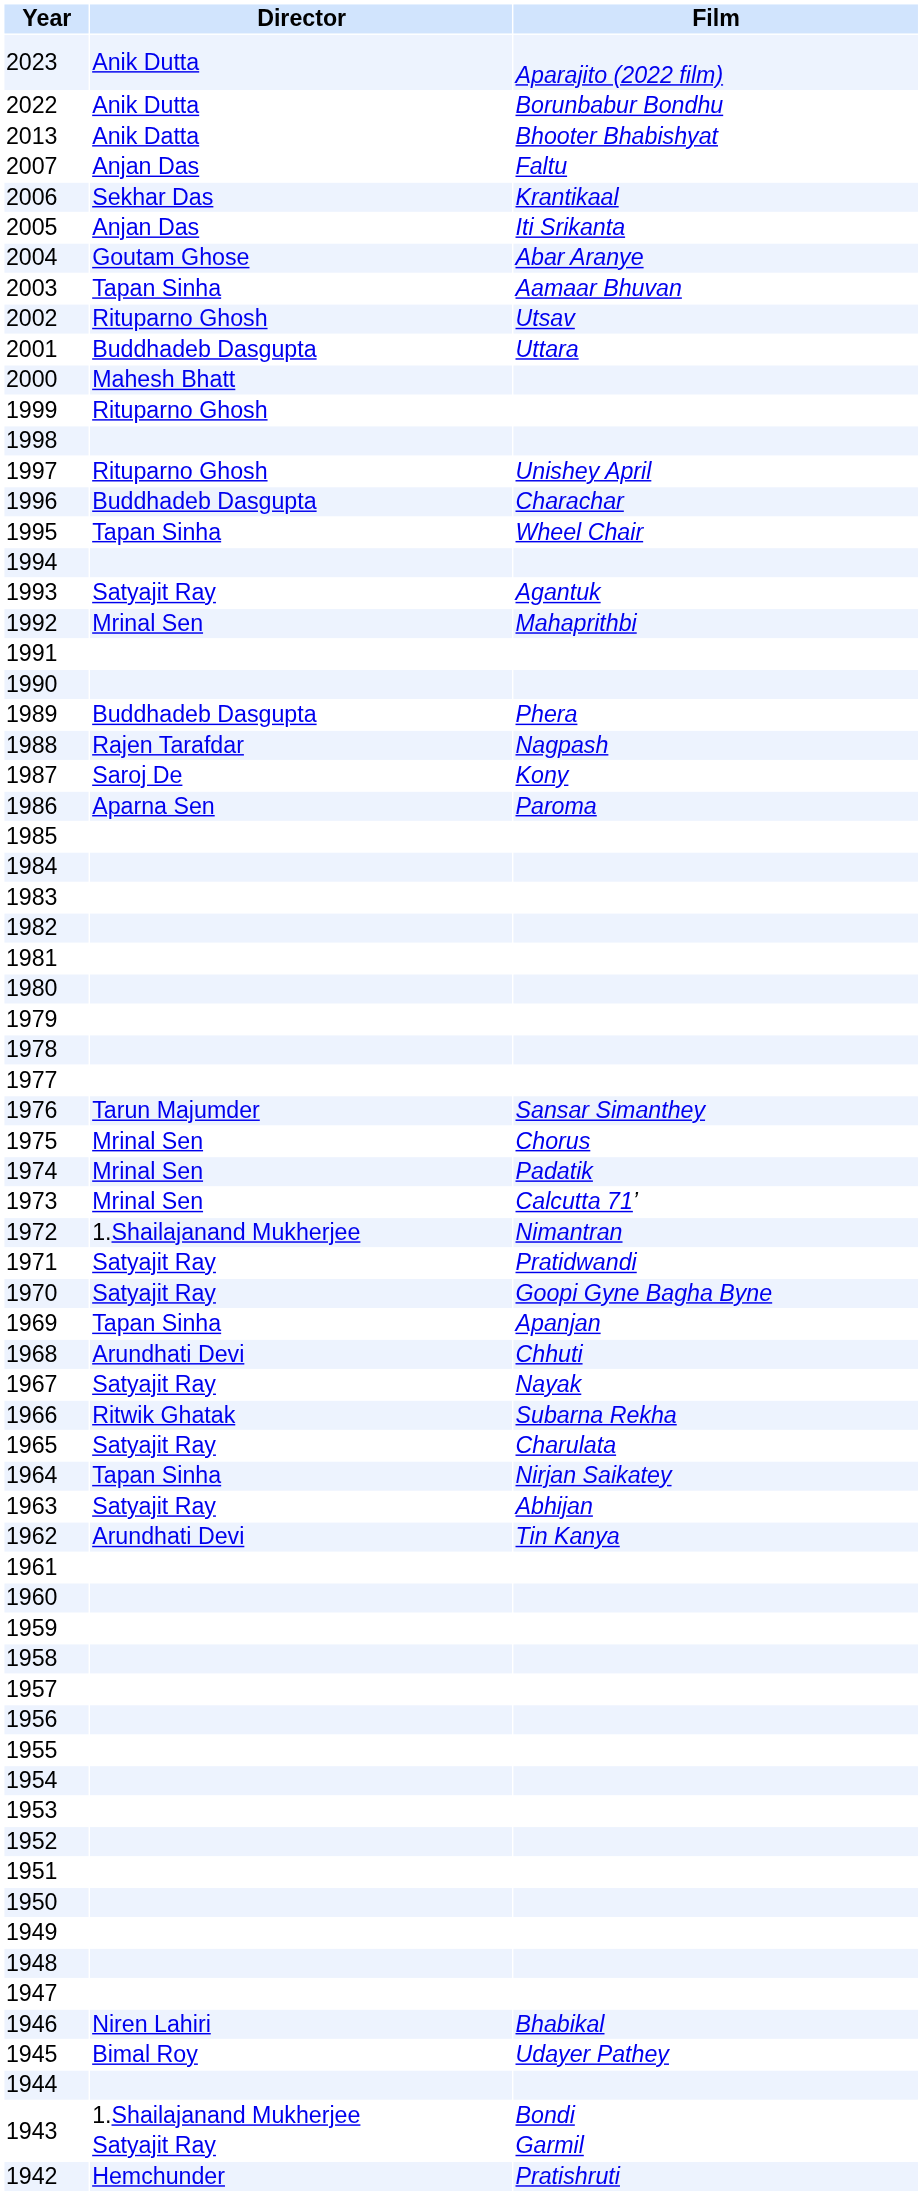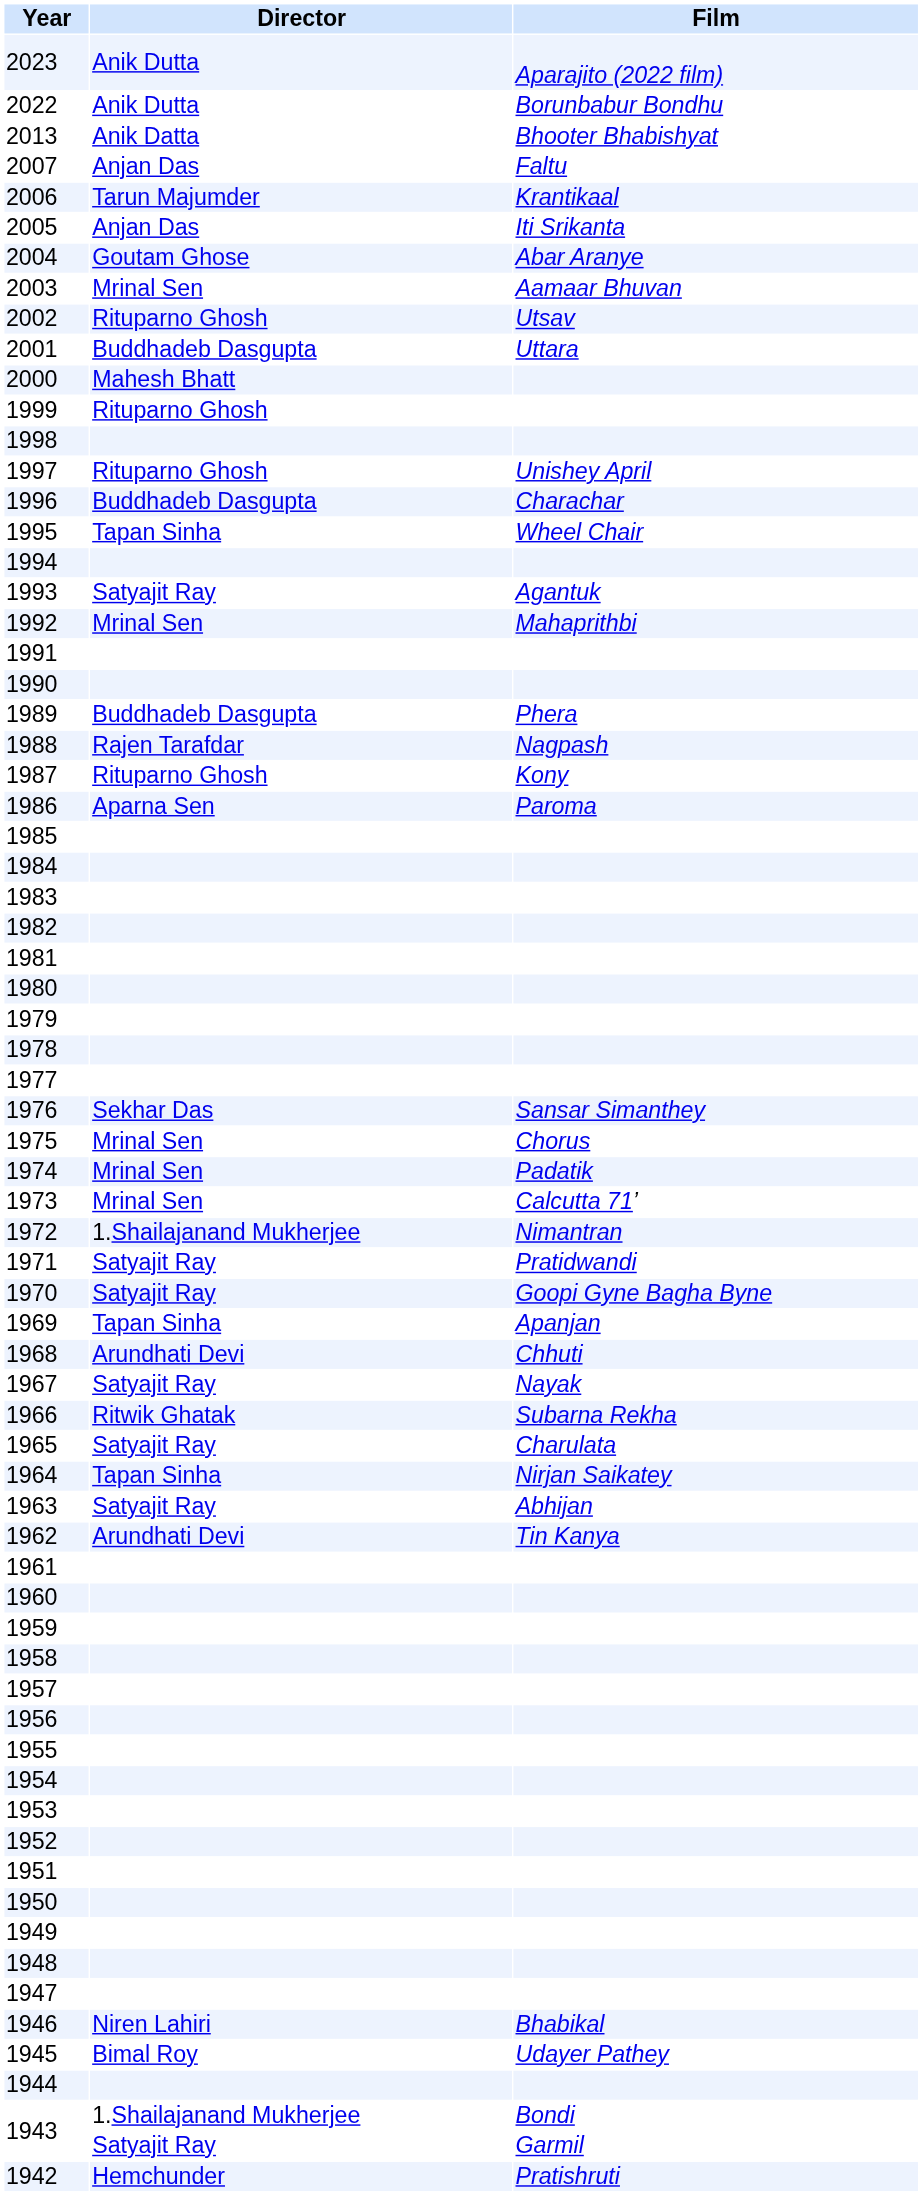(153, 197) Sekhar Das -> (176, 197) Tarun Majumder
(157, 288) Tapan Sinha -> (148, 288) Mrinal Sen
(137, 775) Saroj De -> (180, 775) Rituparno Ghosh
(176, 1110) Tarun Majumder -> (153, 1110) Sekhar Das
